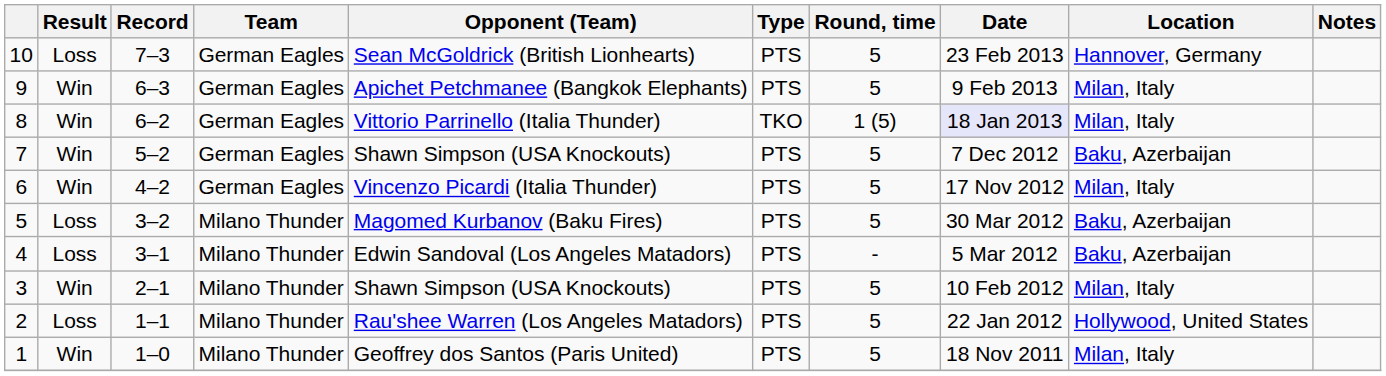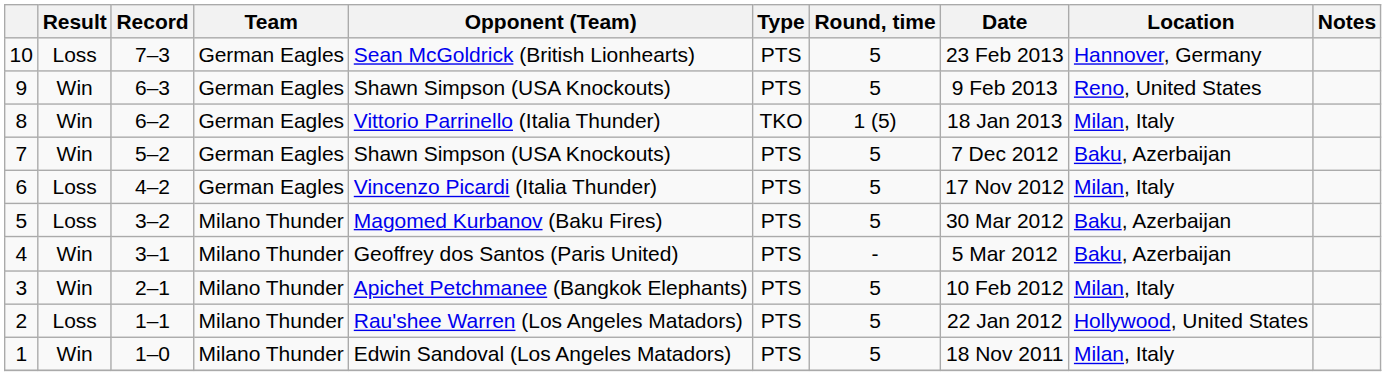(551, 88) Apichet Petchmanee (Bangkok Elephants) -> (512, 88) Shawn Simpson (USA Knockouts)
(1124, 88) Milan, Italy -> (1168, 88) Reno, United States
(1005, 121) lavender background -> (1005, 121) no background
(75, 188) Win -> (75, 188) Loss
(75, 254) Loss -> (75, 254) Win
(543, 254) Edwin Sandoval (Los Angeles Matadors) -> (516, 254) Geoffrey dos Santos (Paris United)
(512, 287) Shawn Simpson (USA Knockouts) -> (551, 287) Apichet Petchmanee (Bangkok Elephants)
(516, 354) Geoffrey dos Santos (Paris United) -> (543, 354) Edwin Sandoval (Los Angeles Matadors)
